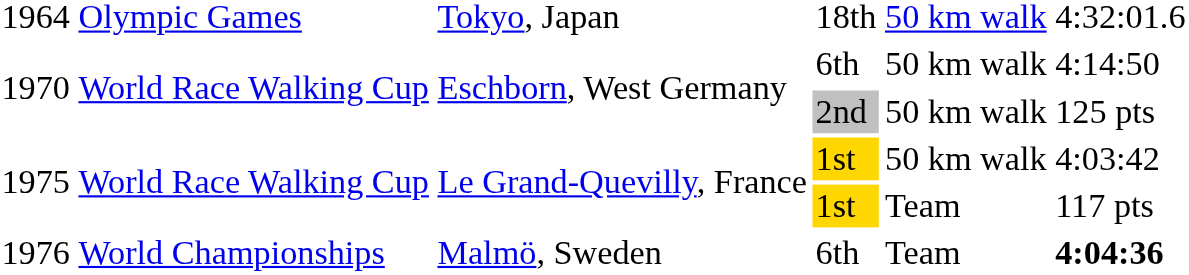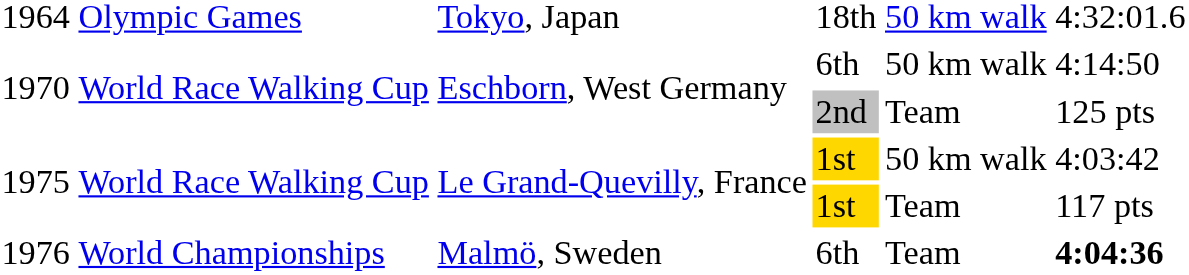(966, 111) 50 km walk -> (923, 111) Team
